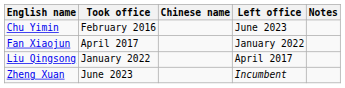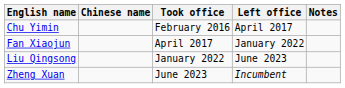columns swapped: (195, 12) <-> (118, 12)
(261, 28) June 2023 -> (264, 28) April 2017
(264, 59) April 2017 -> (261, 59) June 2023
